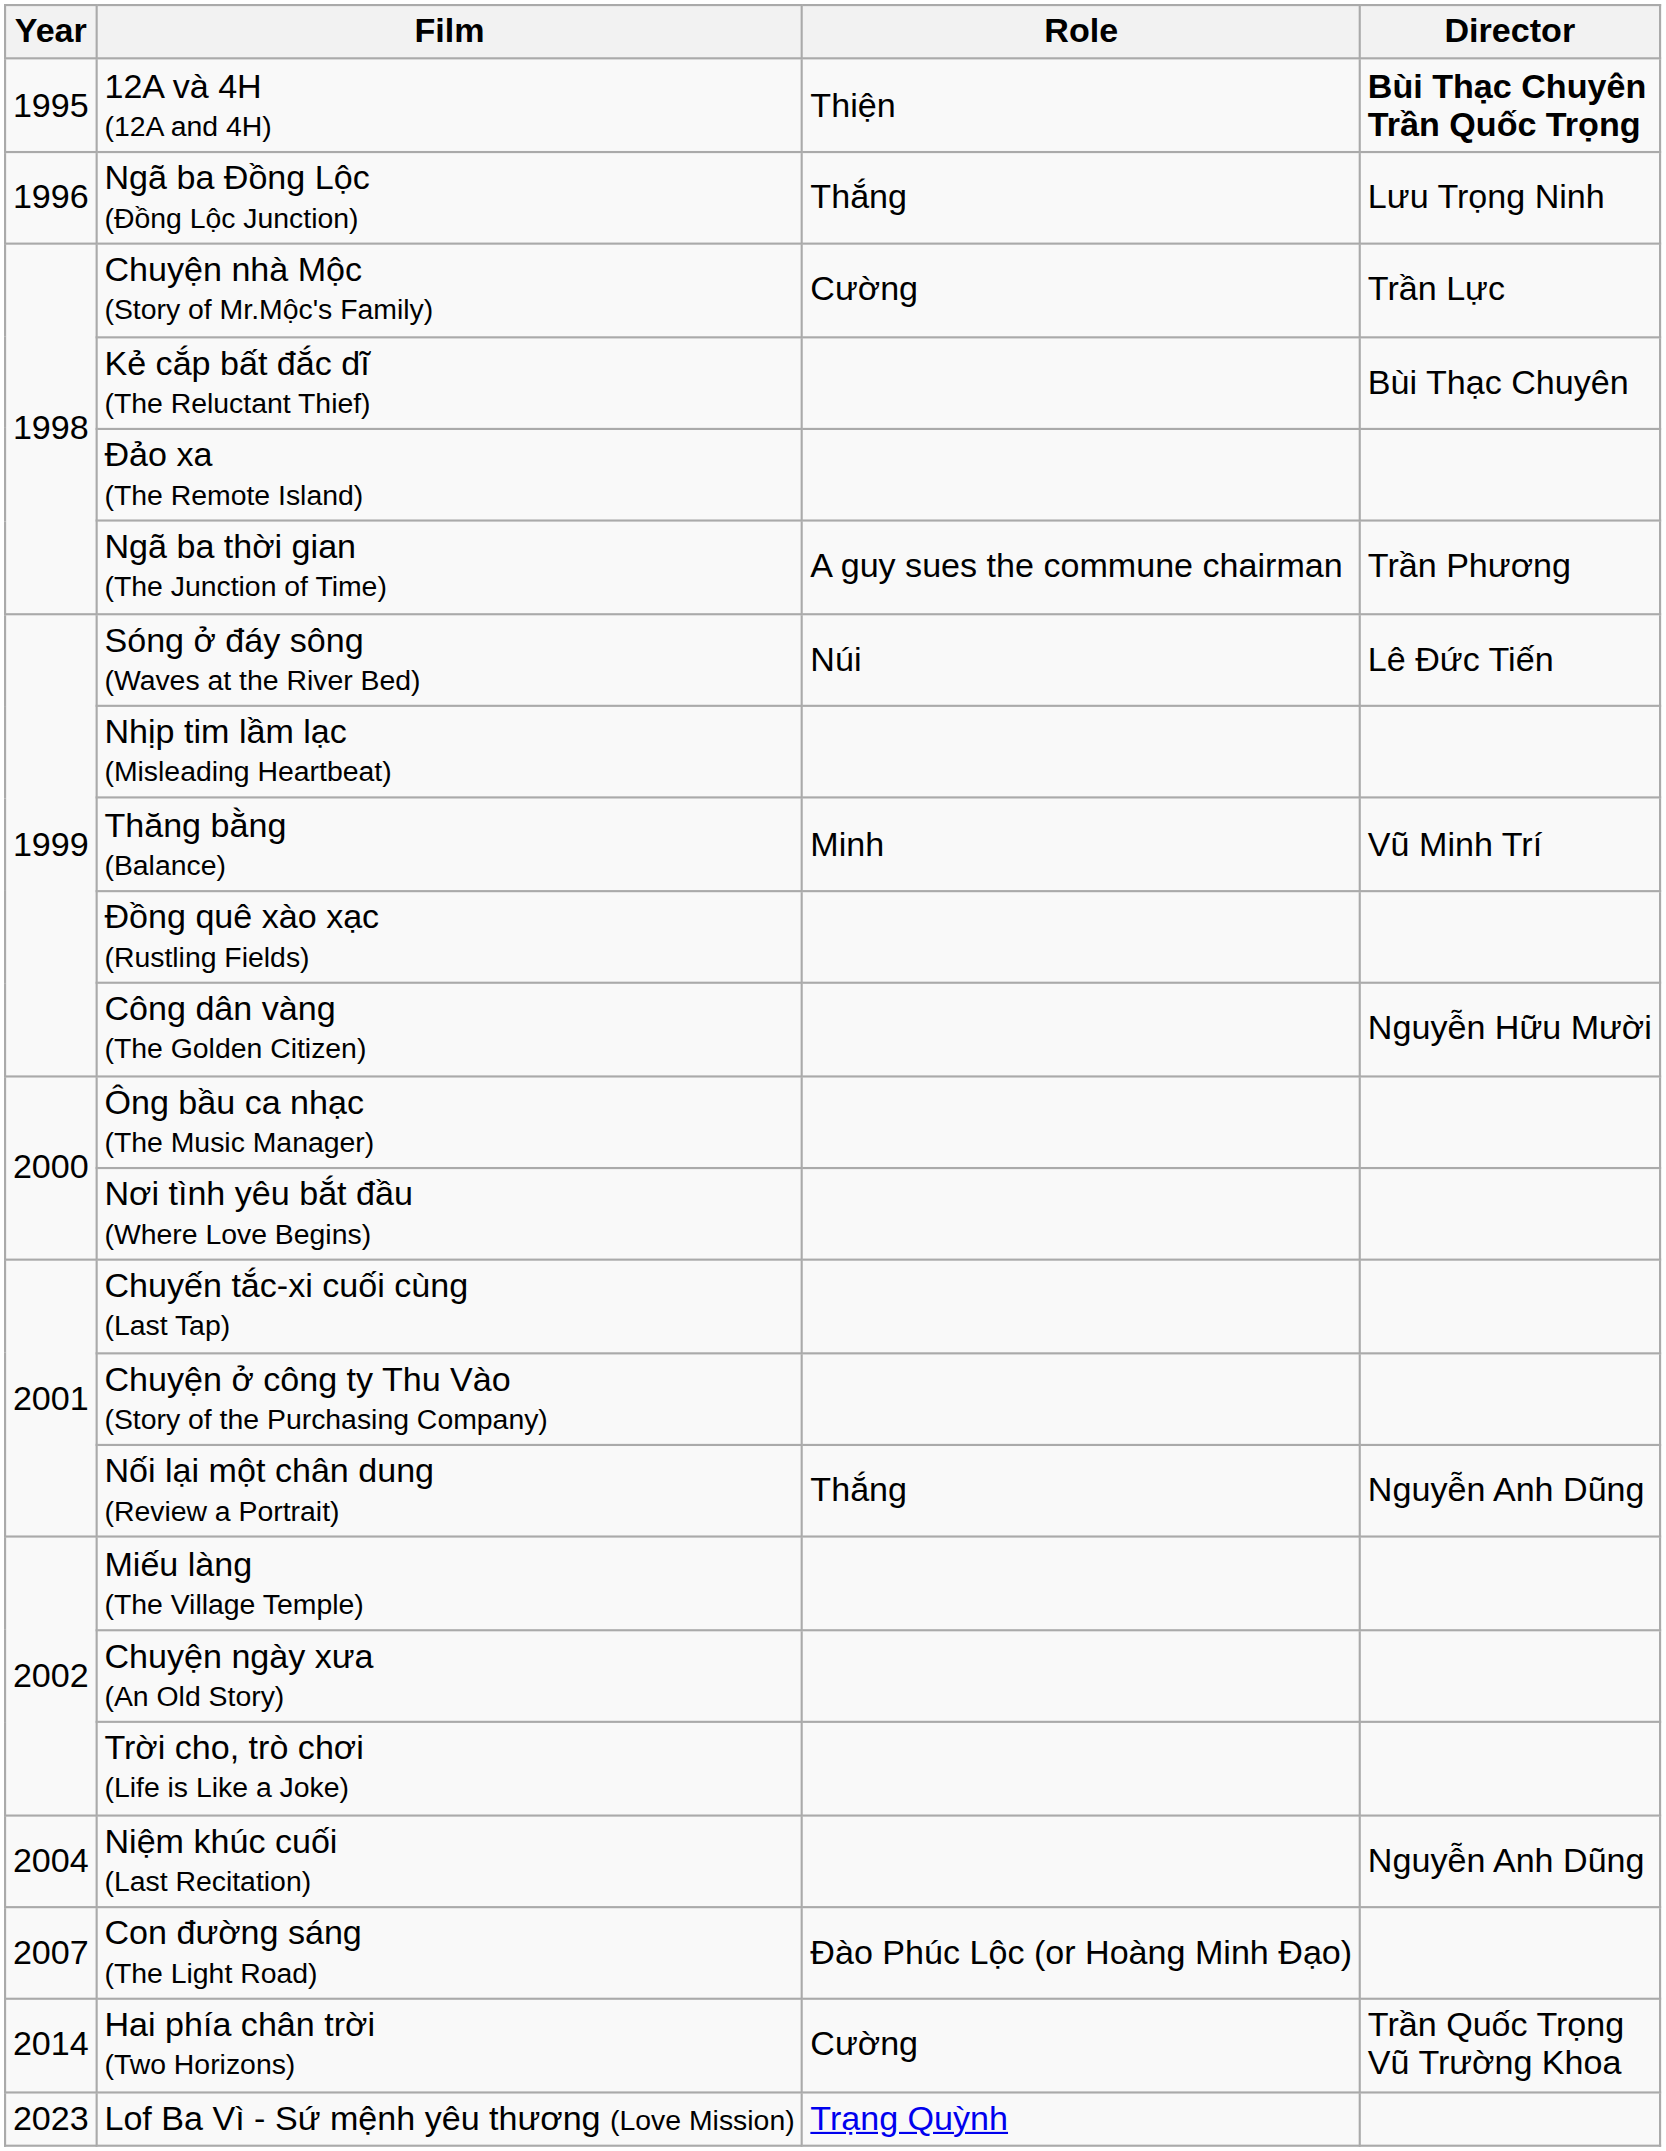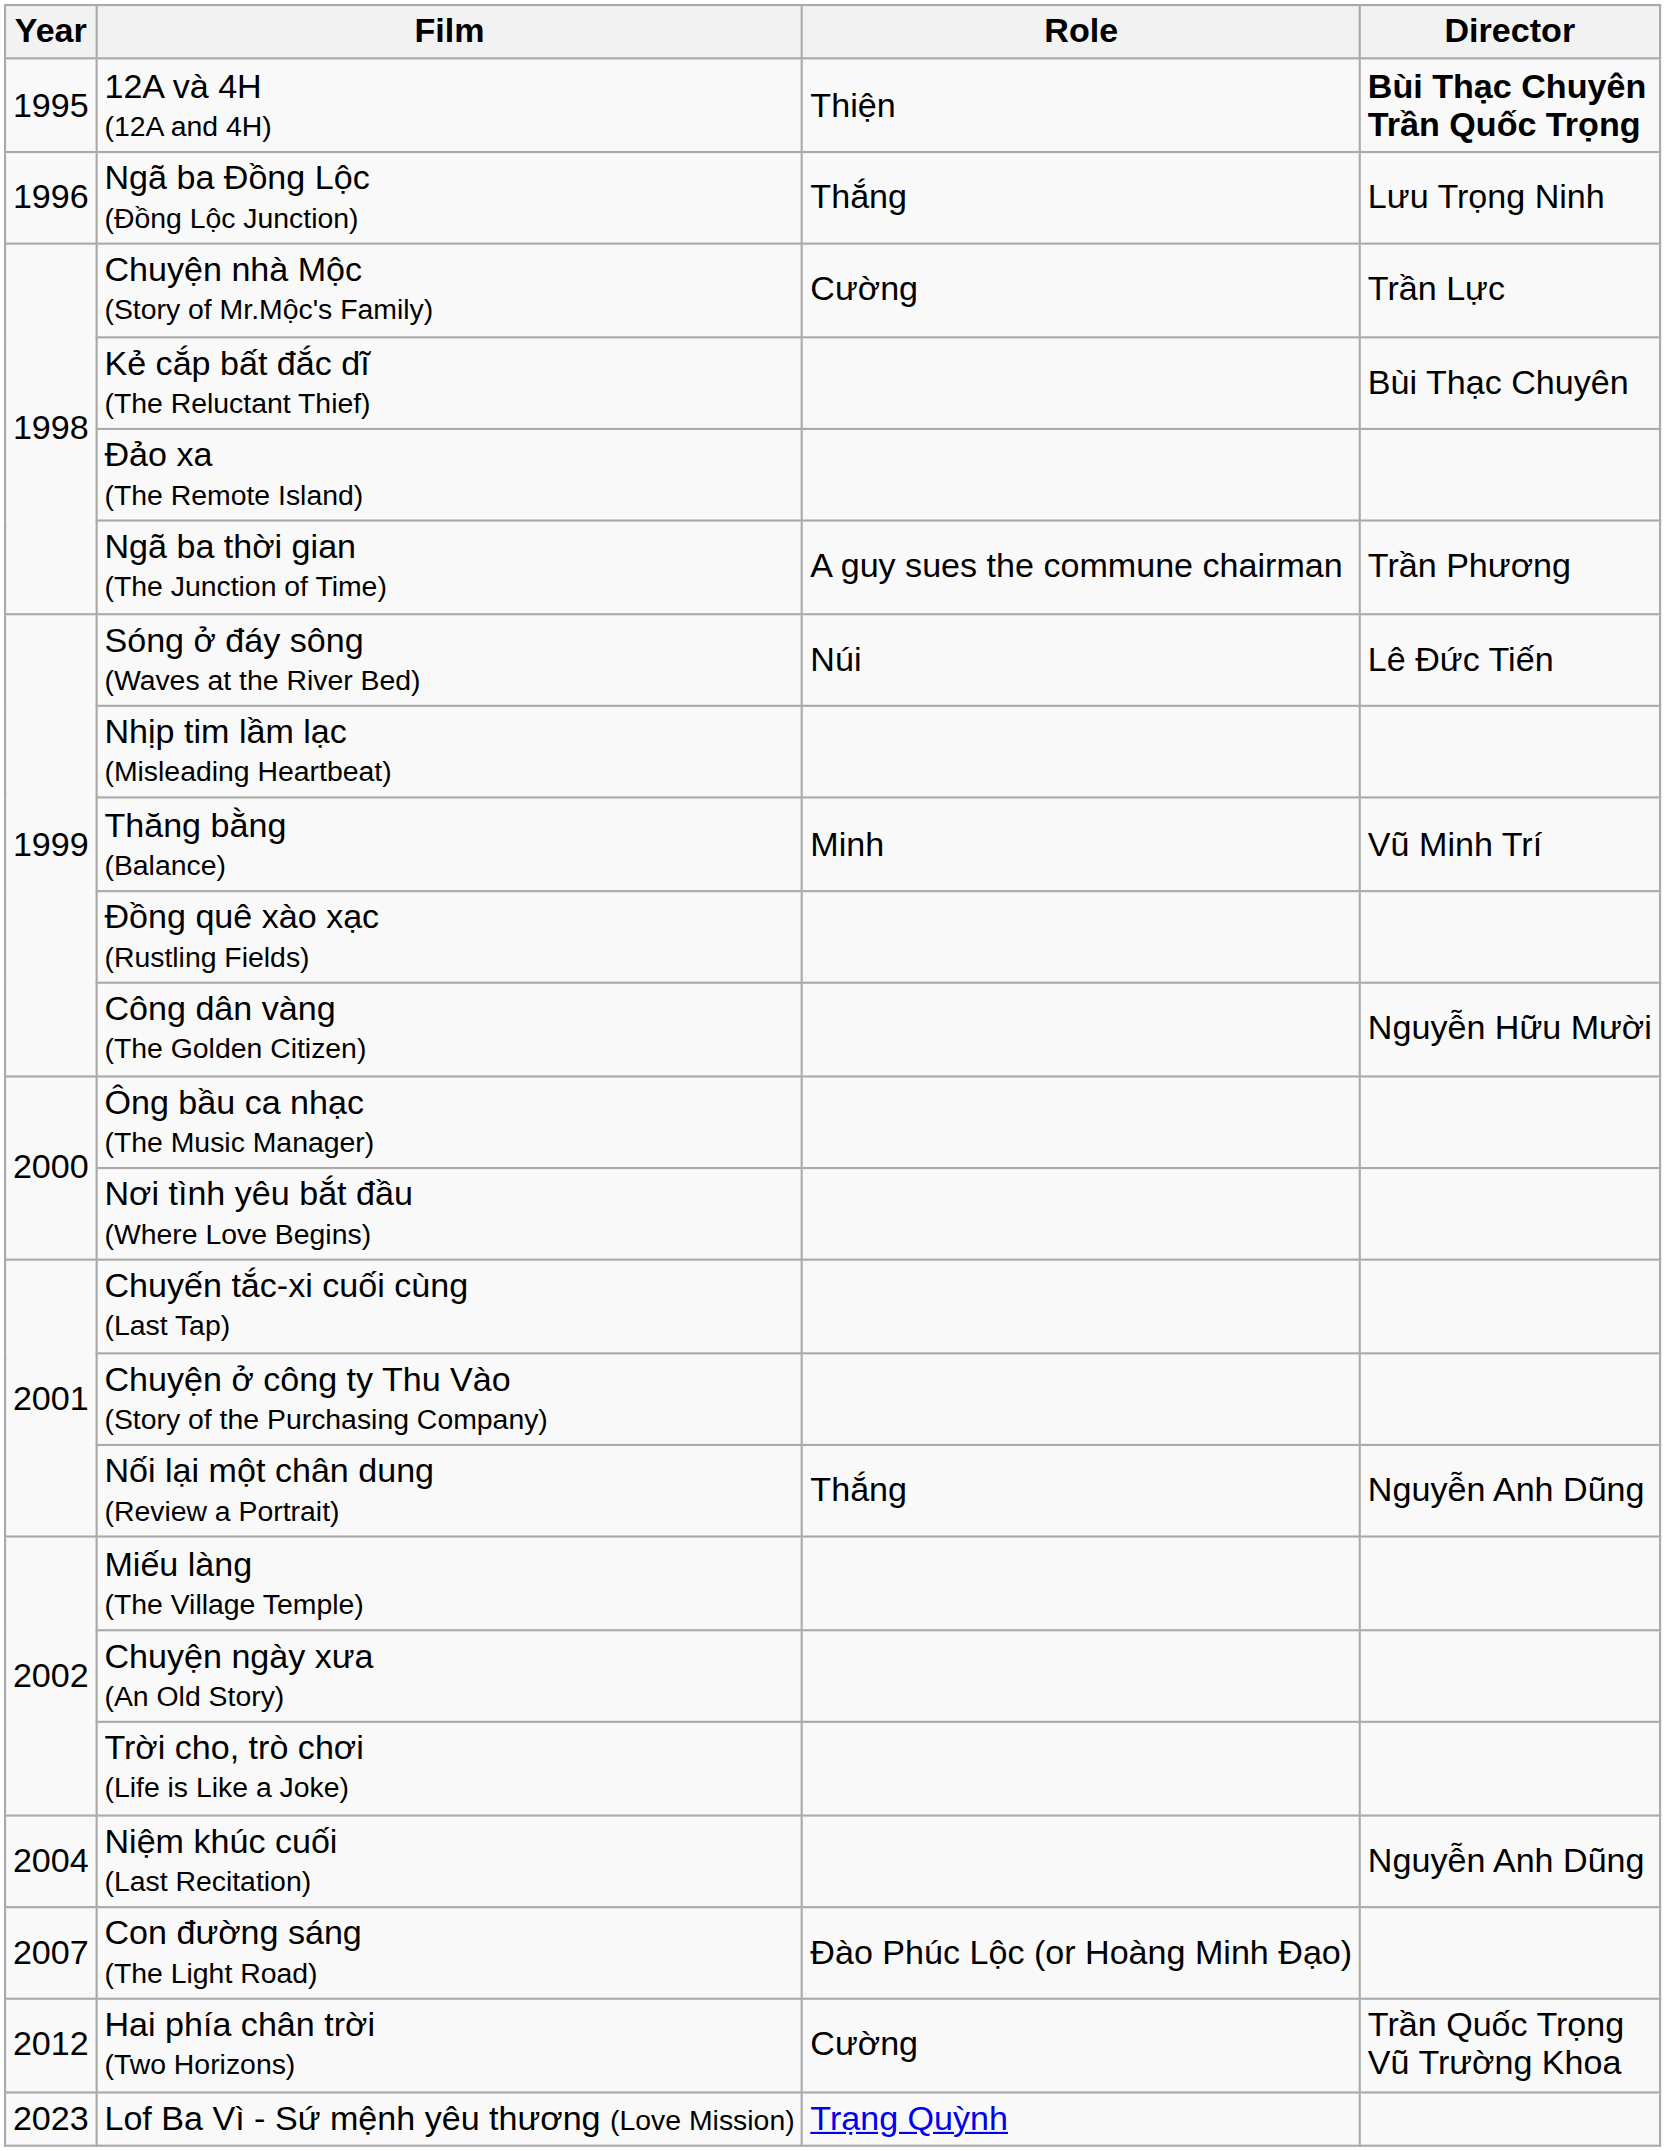(51, 2044) 2014 -> (51, 2044) 2012
